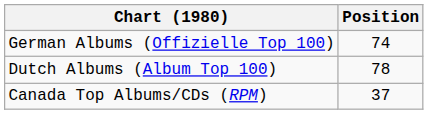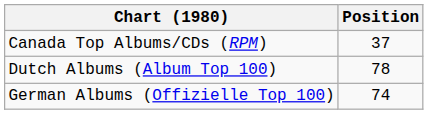rows swapped: (138, 96) <-> (172, 44)
